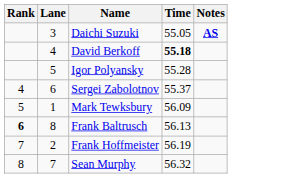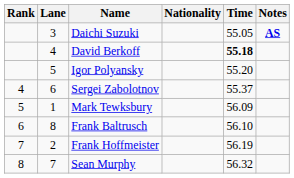+ column: (193, 13)
(178, 70) 55.28 -> (240, 70) 55.20
(21, 126) bold -> (21, 126) normal
(178, 126) 56.13 -> (240, 126) 56.10
